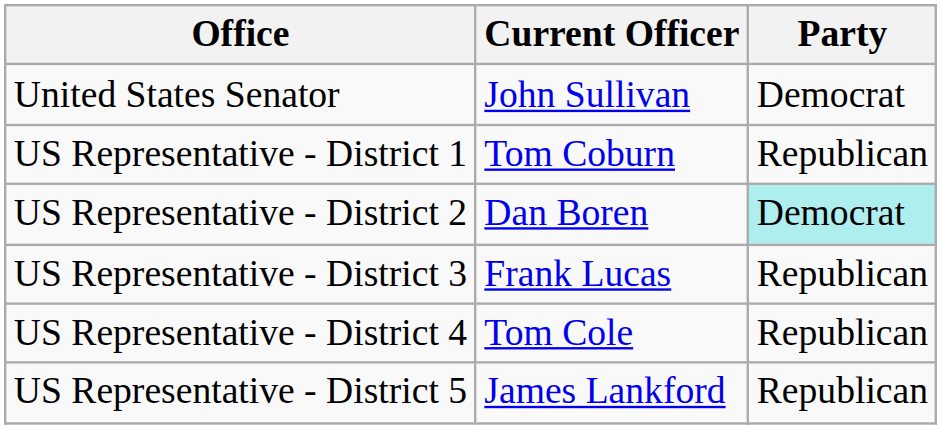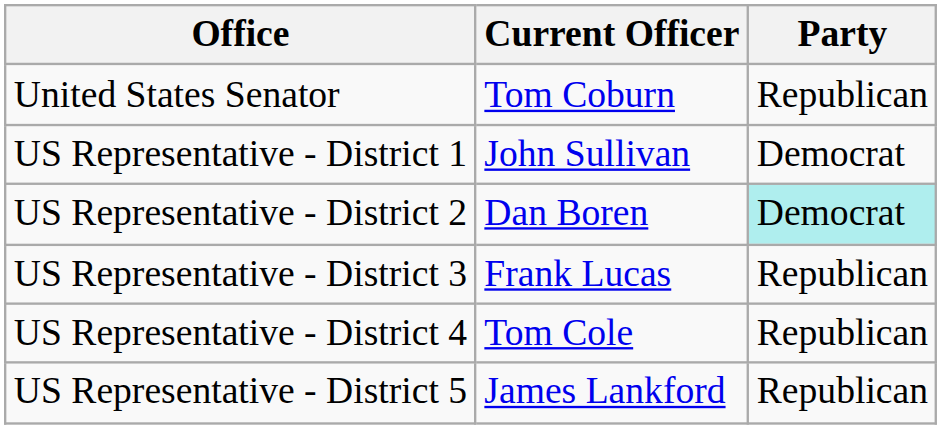(587, 93) John Sullivan -> (580, 93) Tom Coburn
(831, 93) Democrat -> (842, 93) Republican
(580, 153) Tom Coburn -> (587, 153) John Sullivan
(842, 153) Republican -> (831, 153) Democrat
